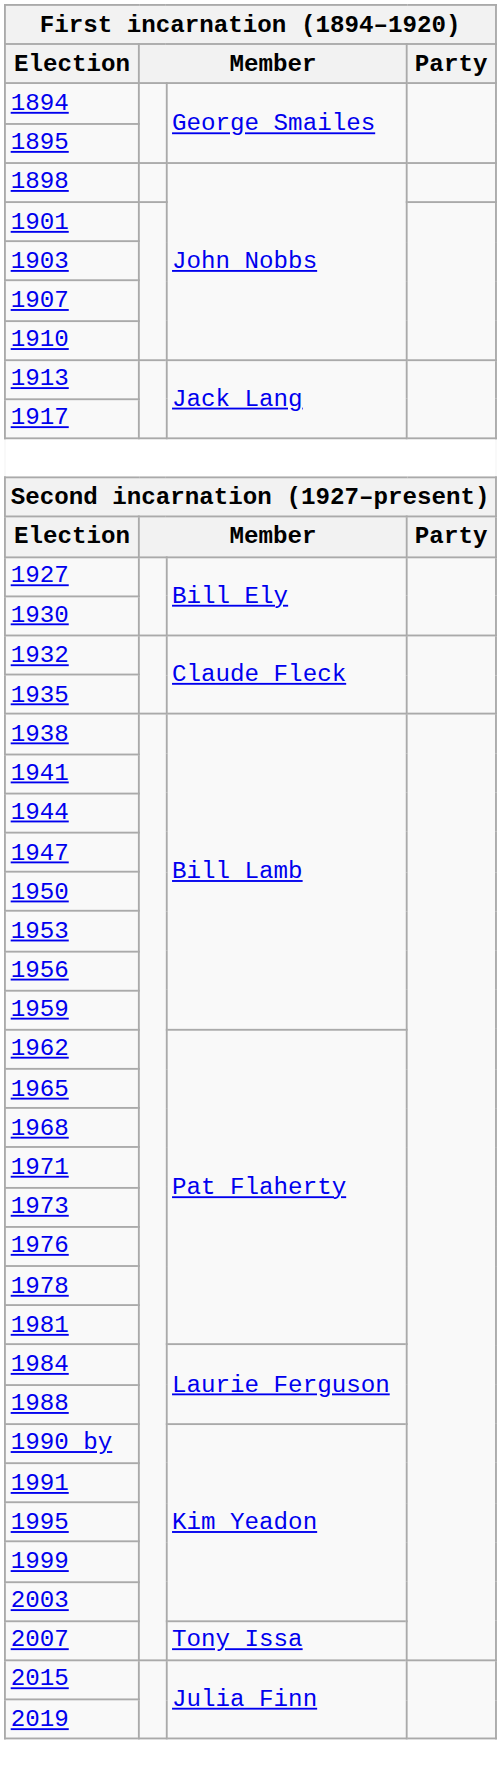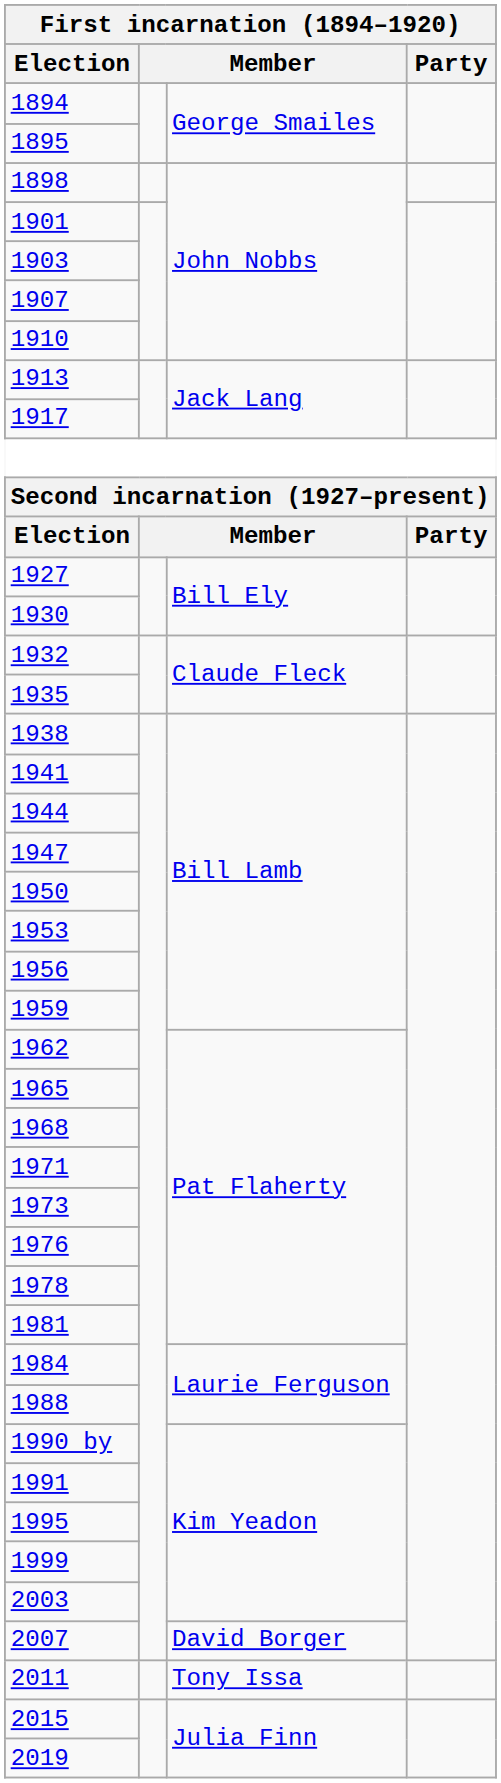(237, 1640) Tony Issa -> (259, 1640) David Borger
+ row: (40, 1680)
